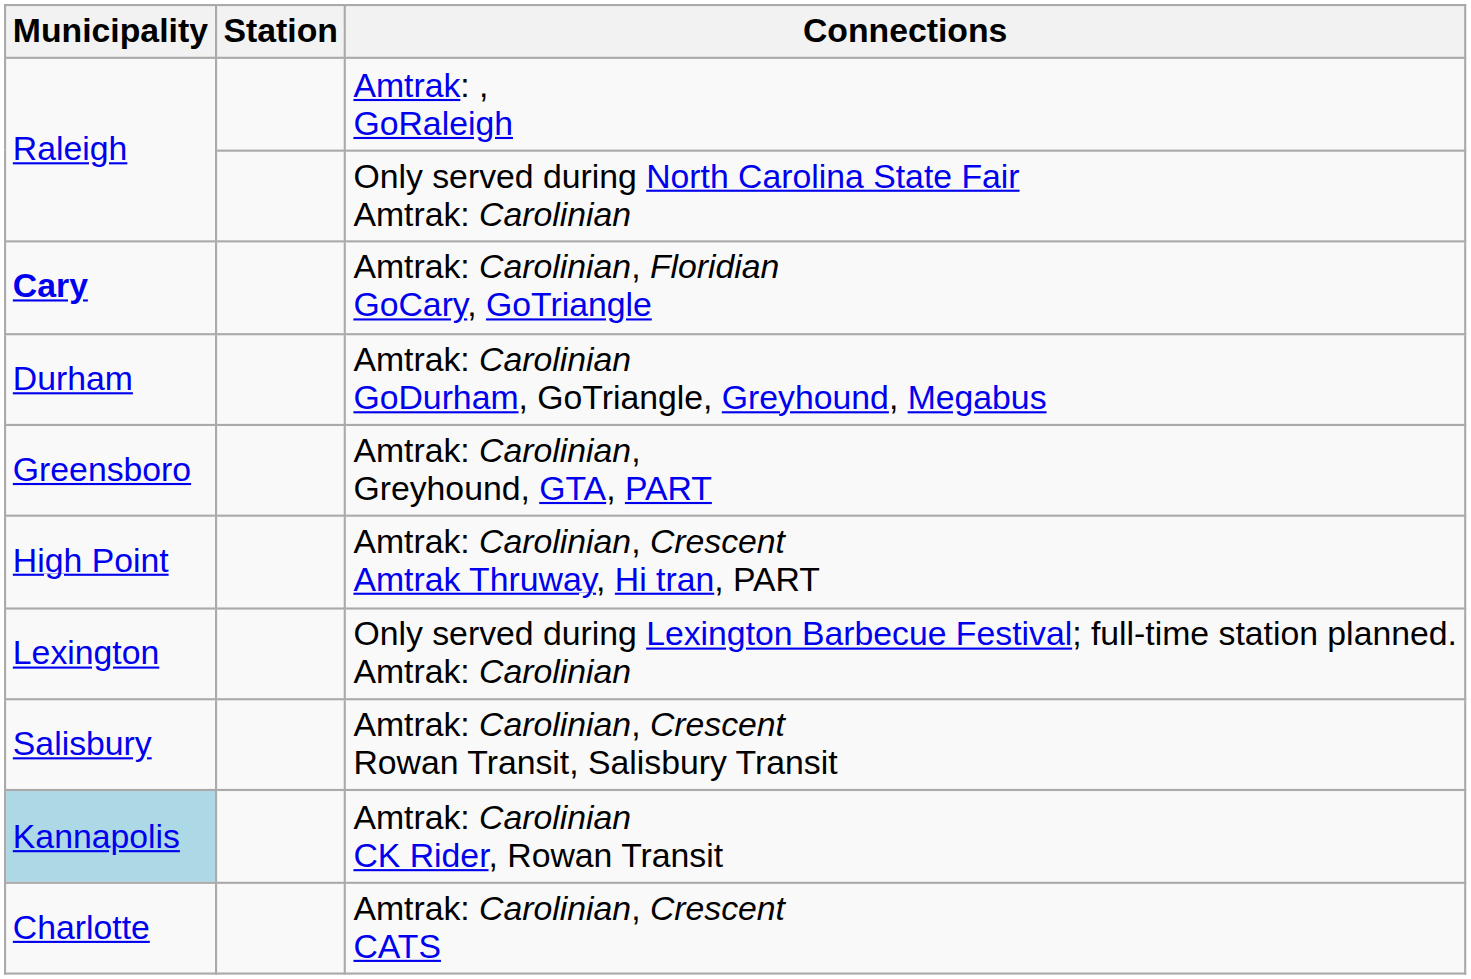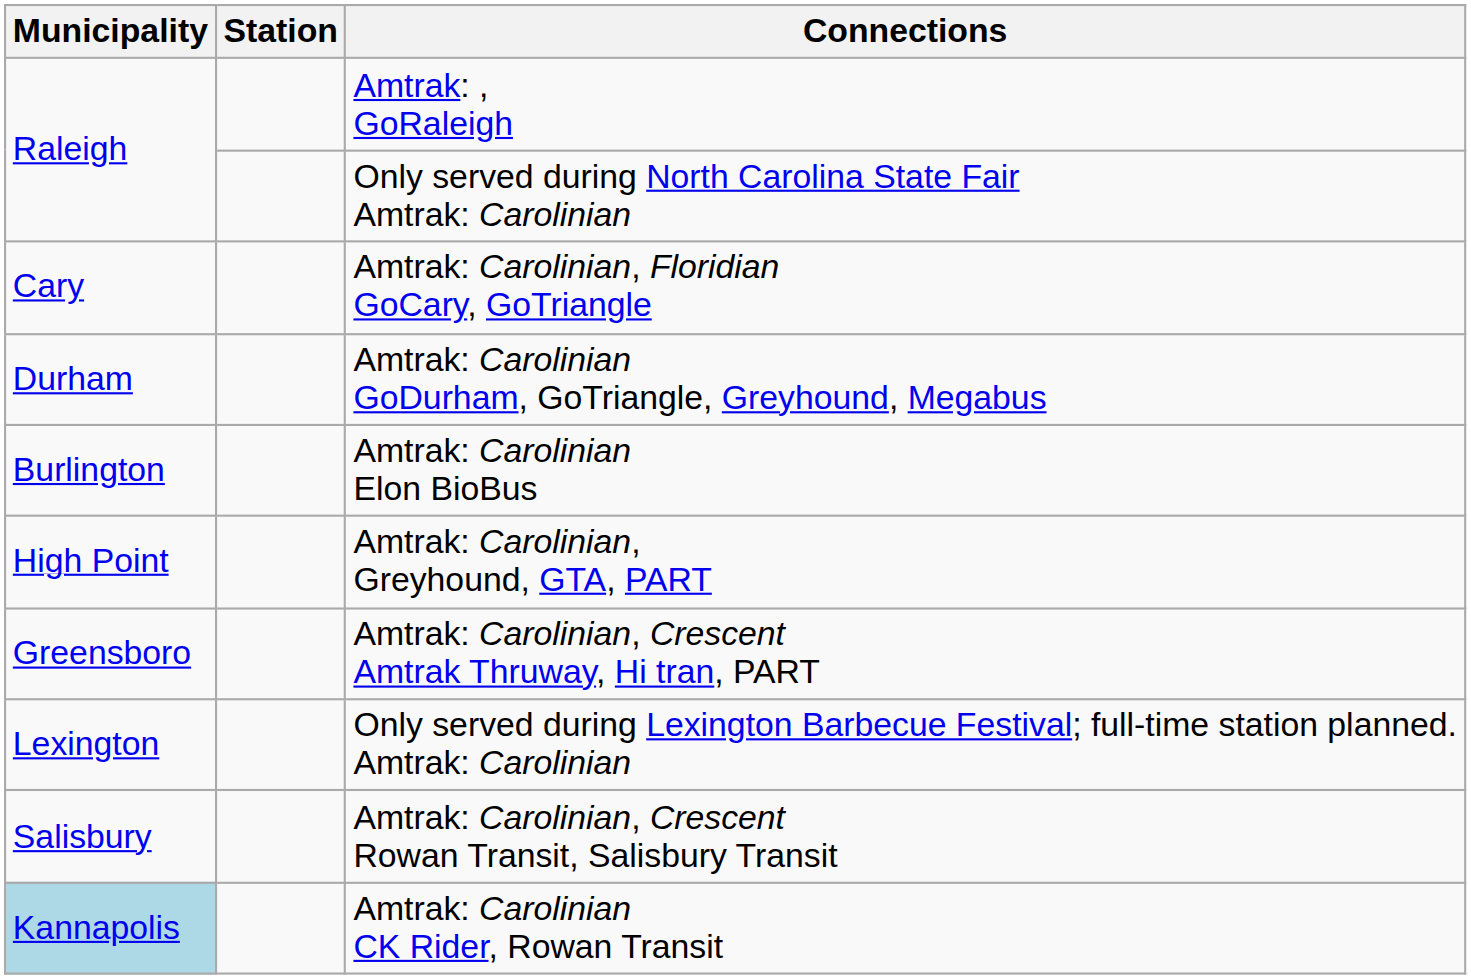(50, 286) bold -> (48, 286) normal
+ row: (492, 469)
(102, 469) Greensboro -> (91, 561) High Point
(91, 561) High Point -> (102, 652) Greensboro
- row: (569, 927)
